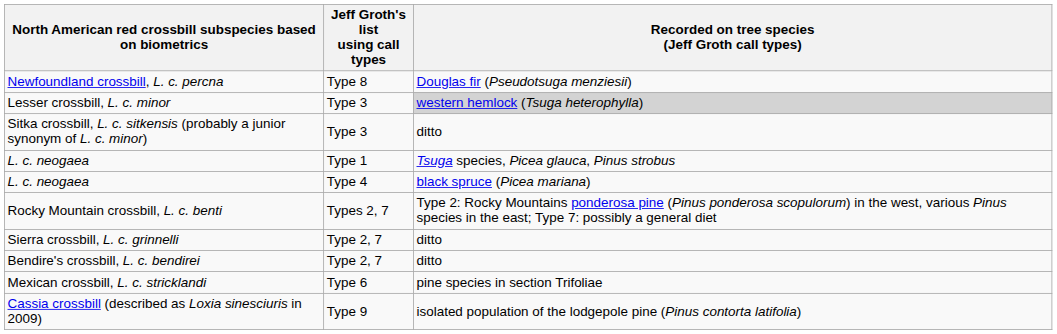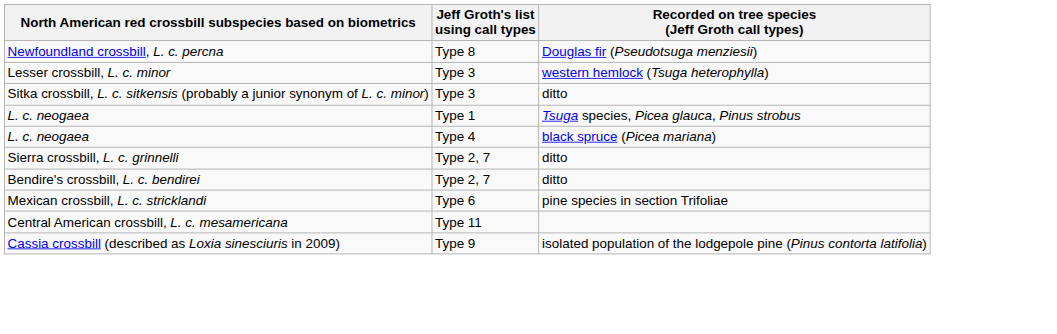(530, 103) lightgrey background -> (655, 72) no background
- row: (115, 211)
+ row: (148, 222)
